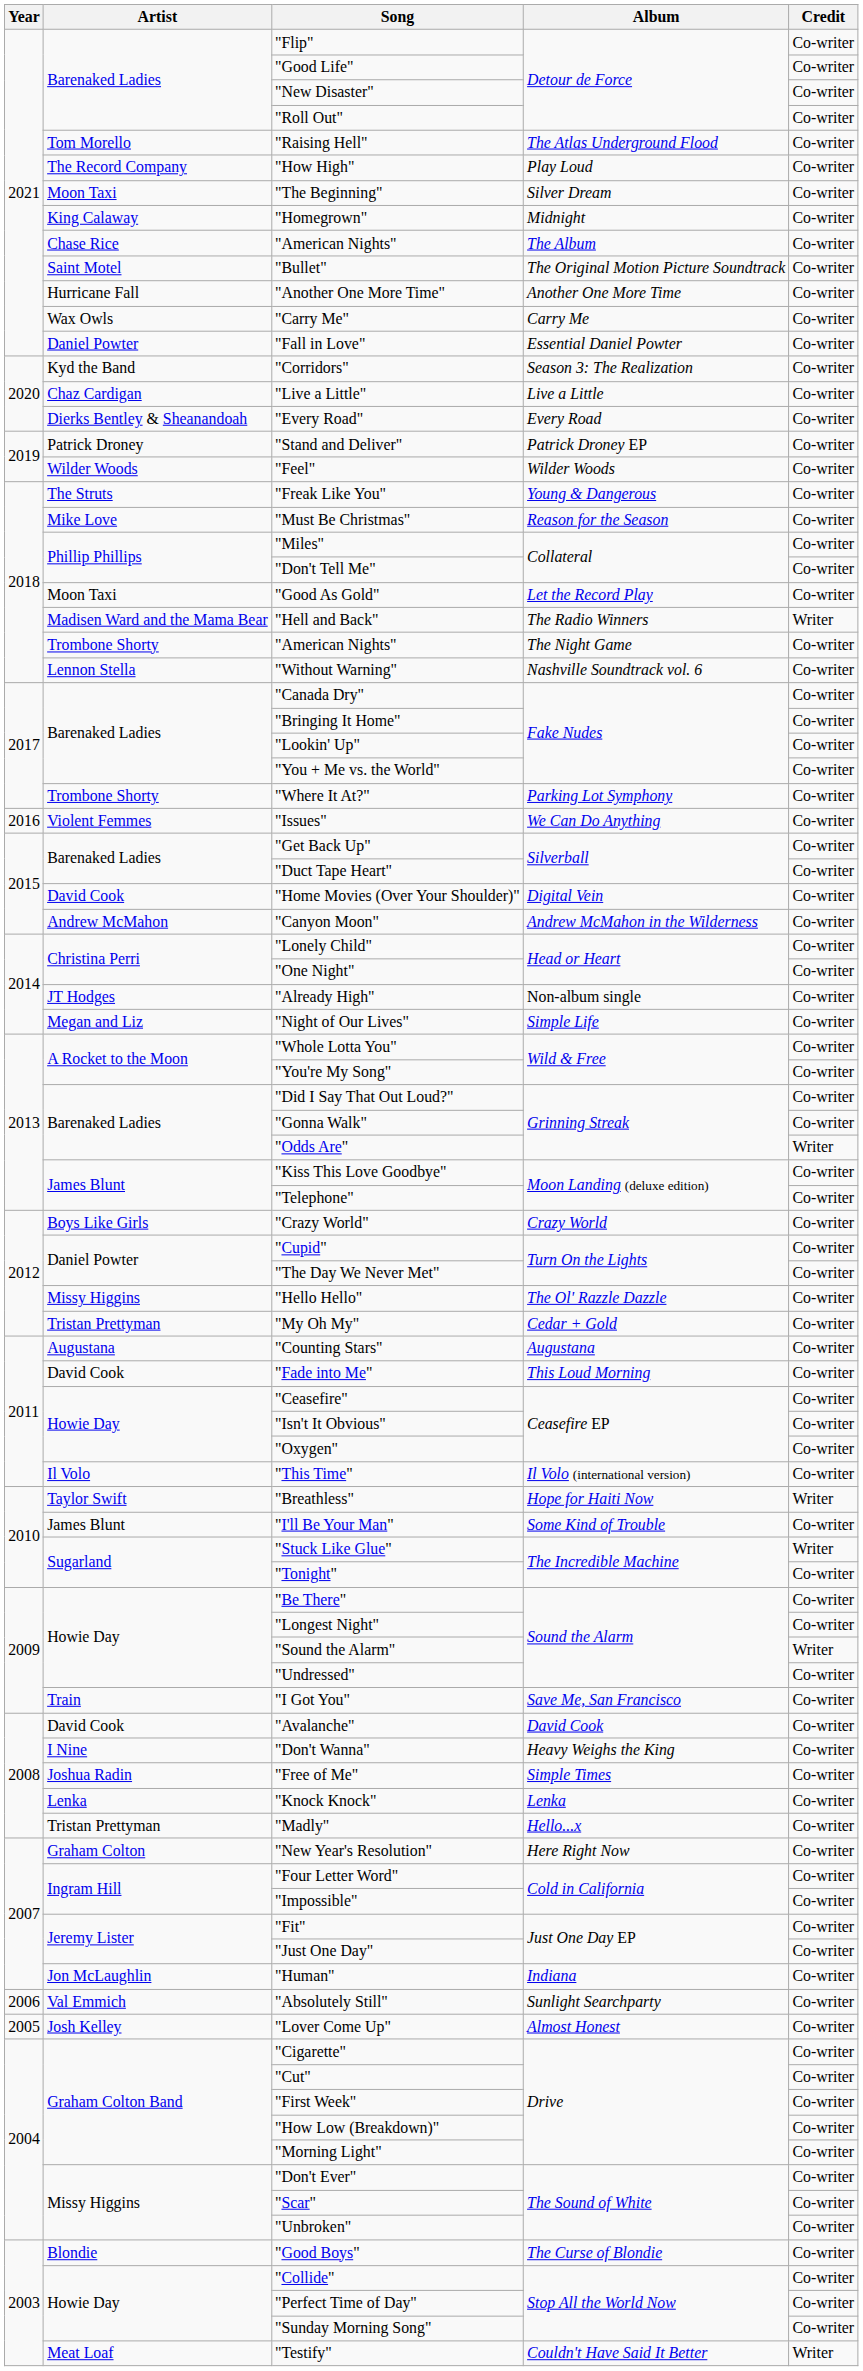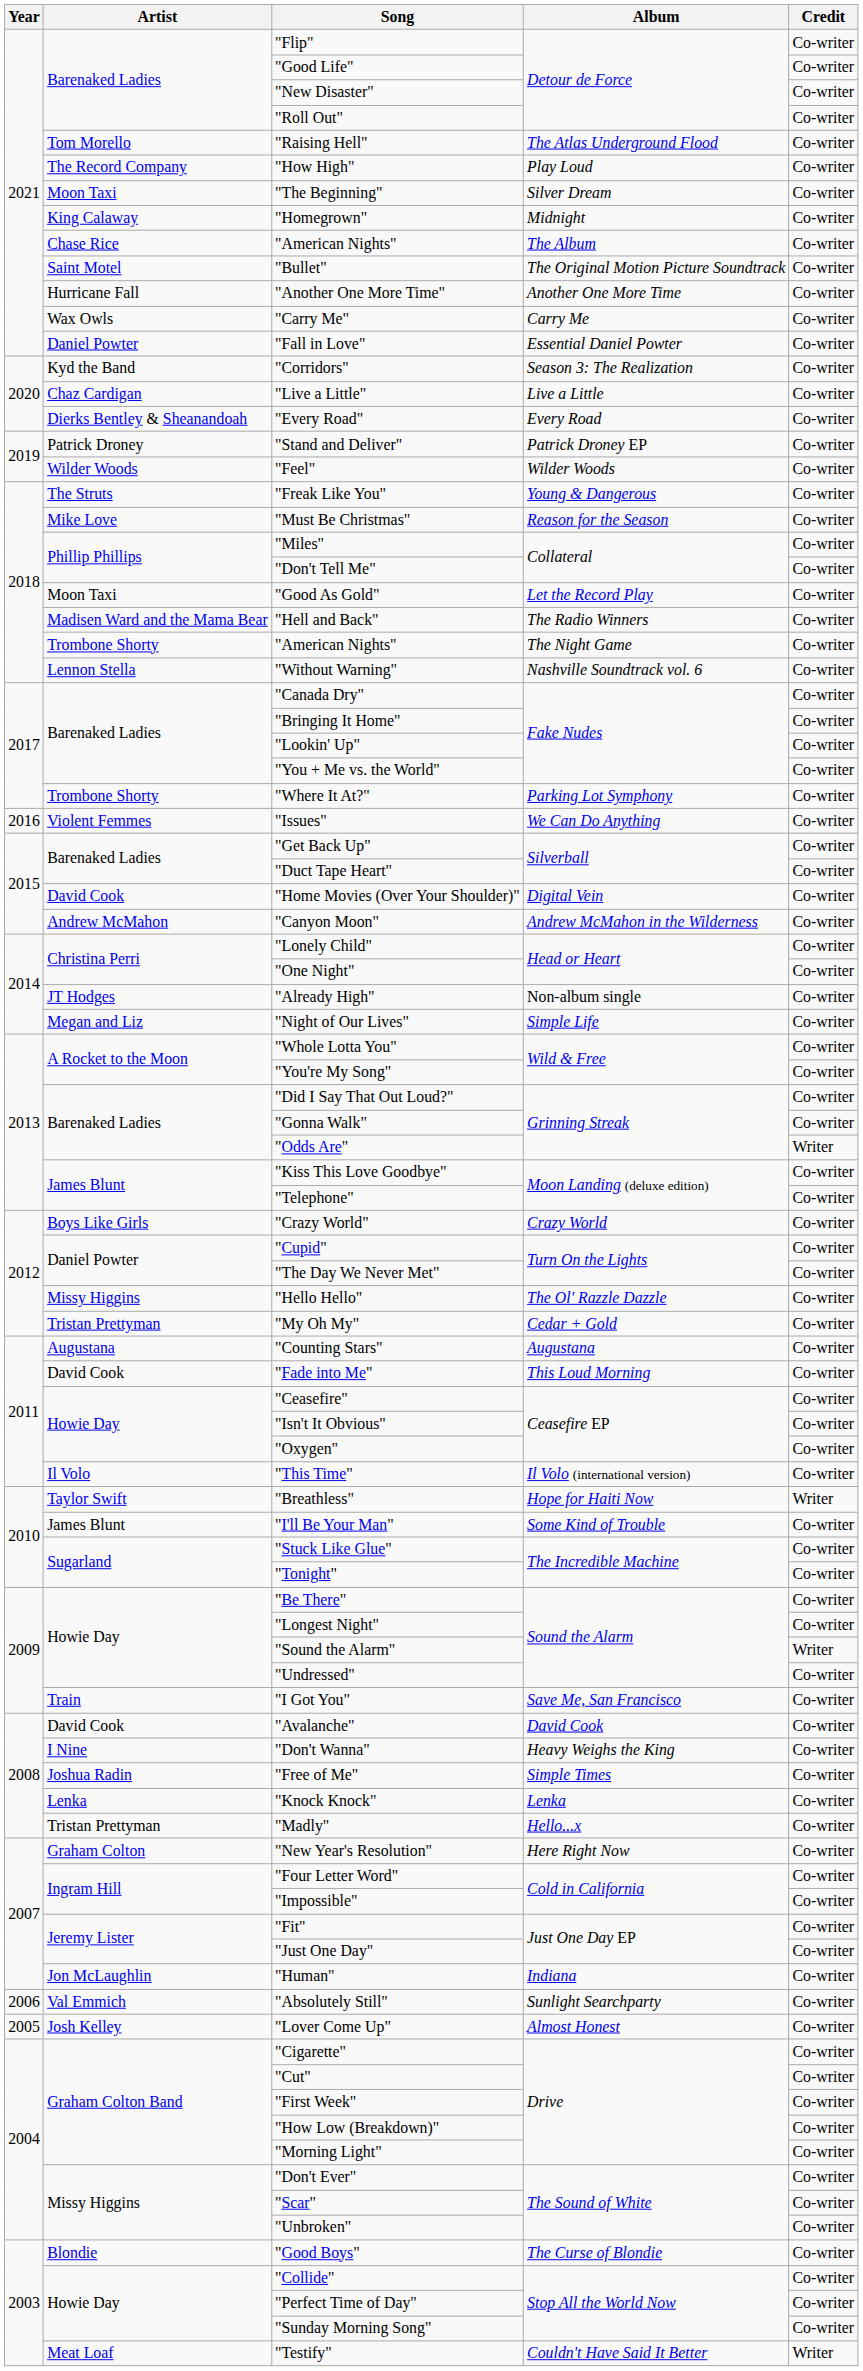(813, 619) Writer -> (823, 619) Co-writer
(813, 1549) Writer -> (823, 1549) Co-writer
